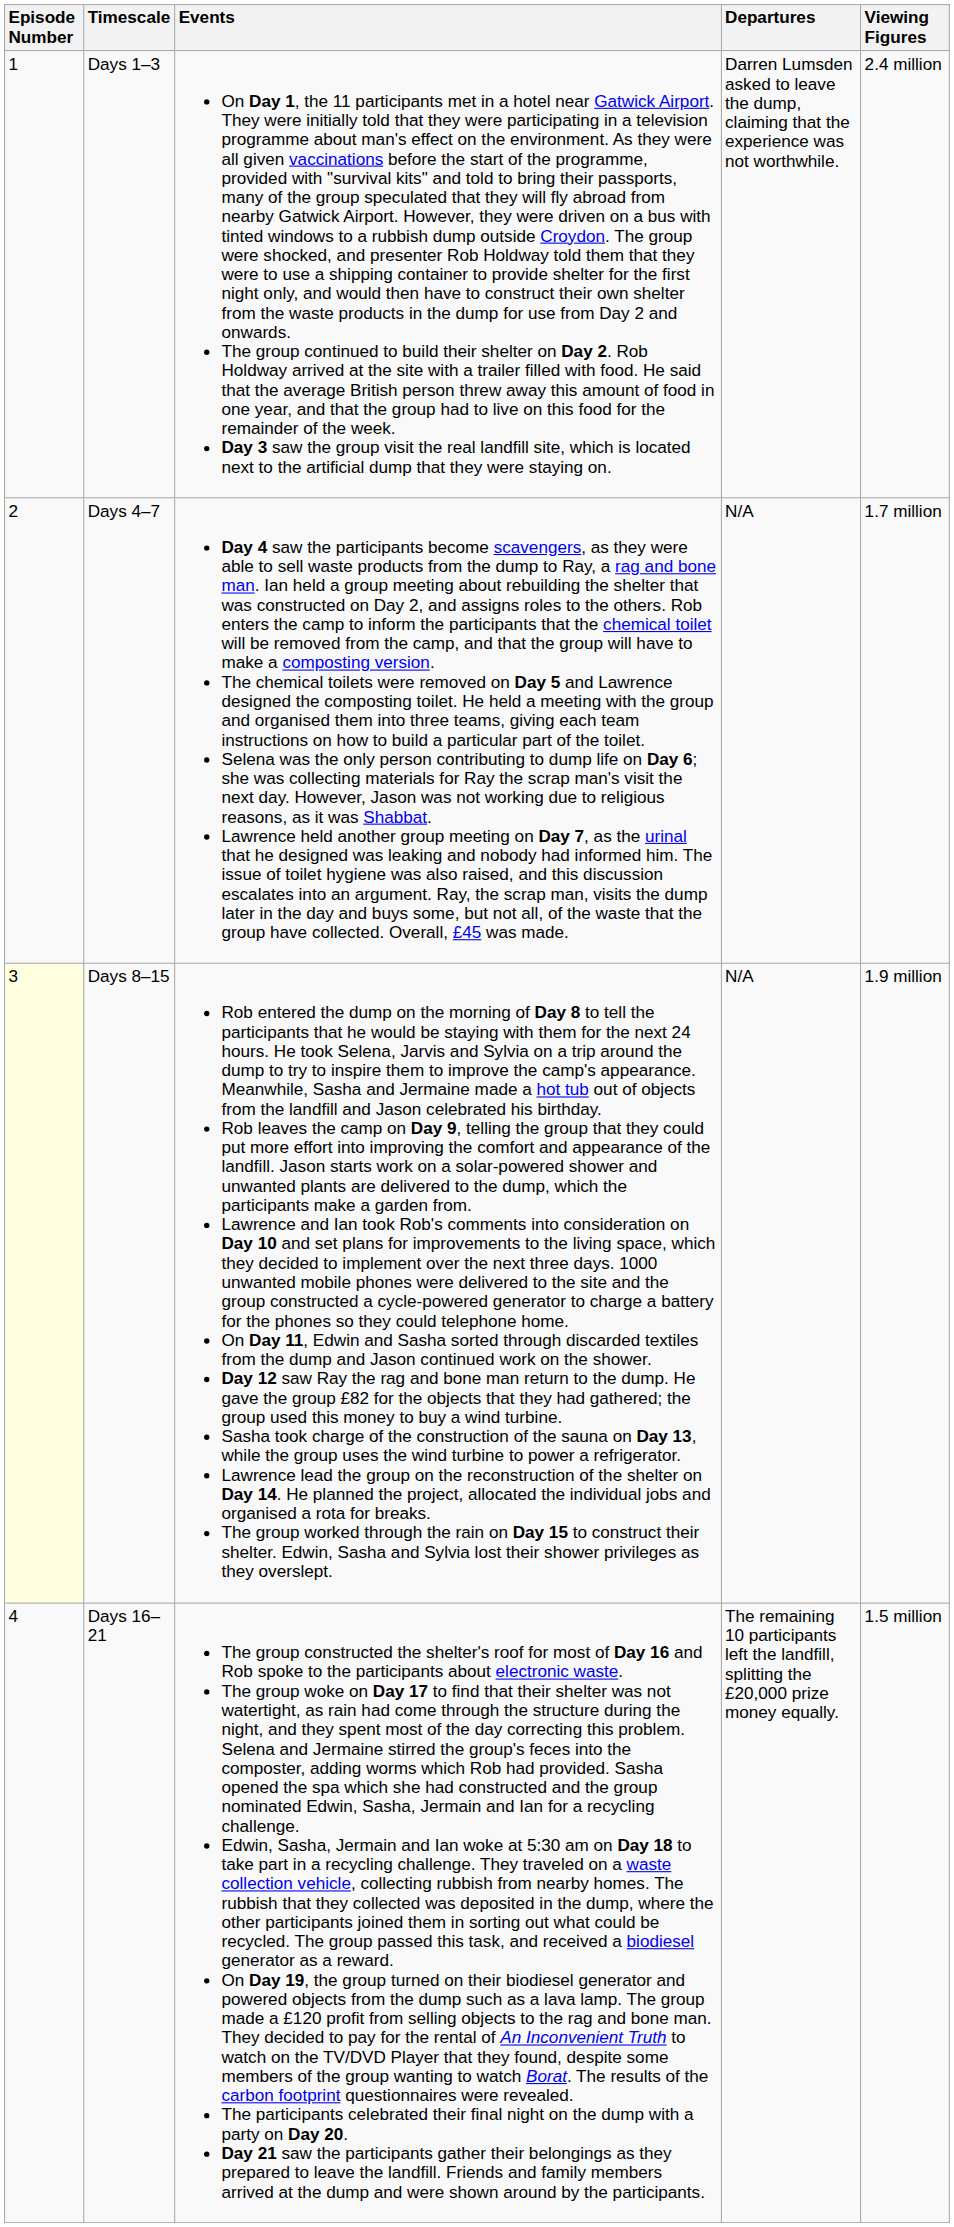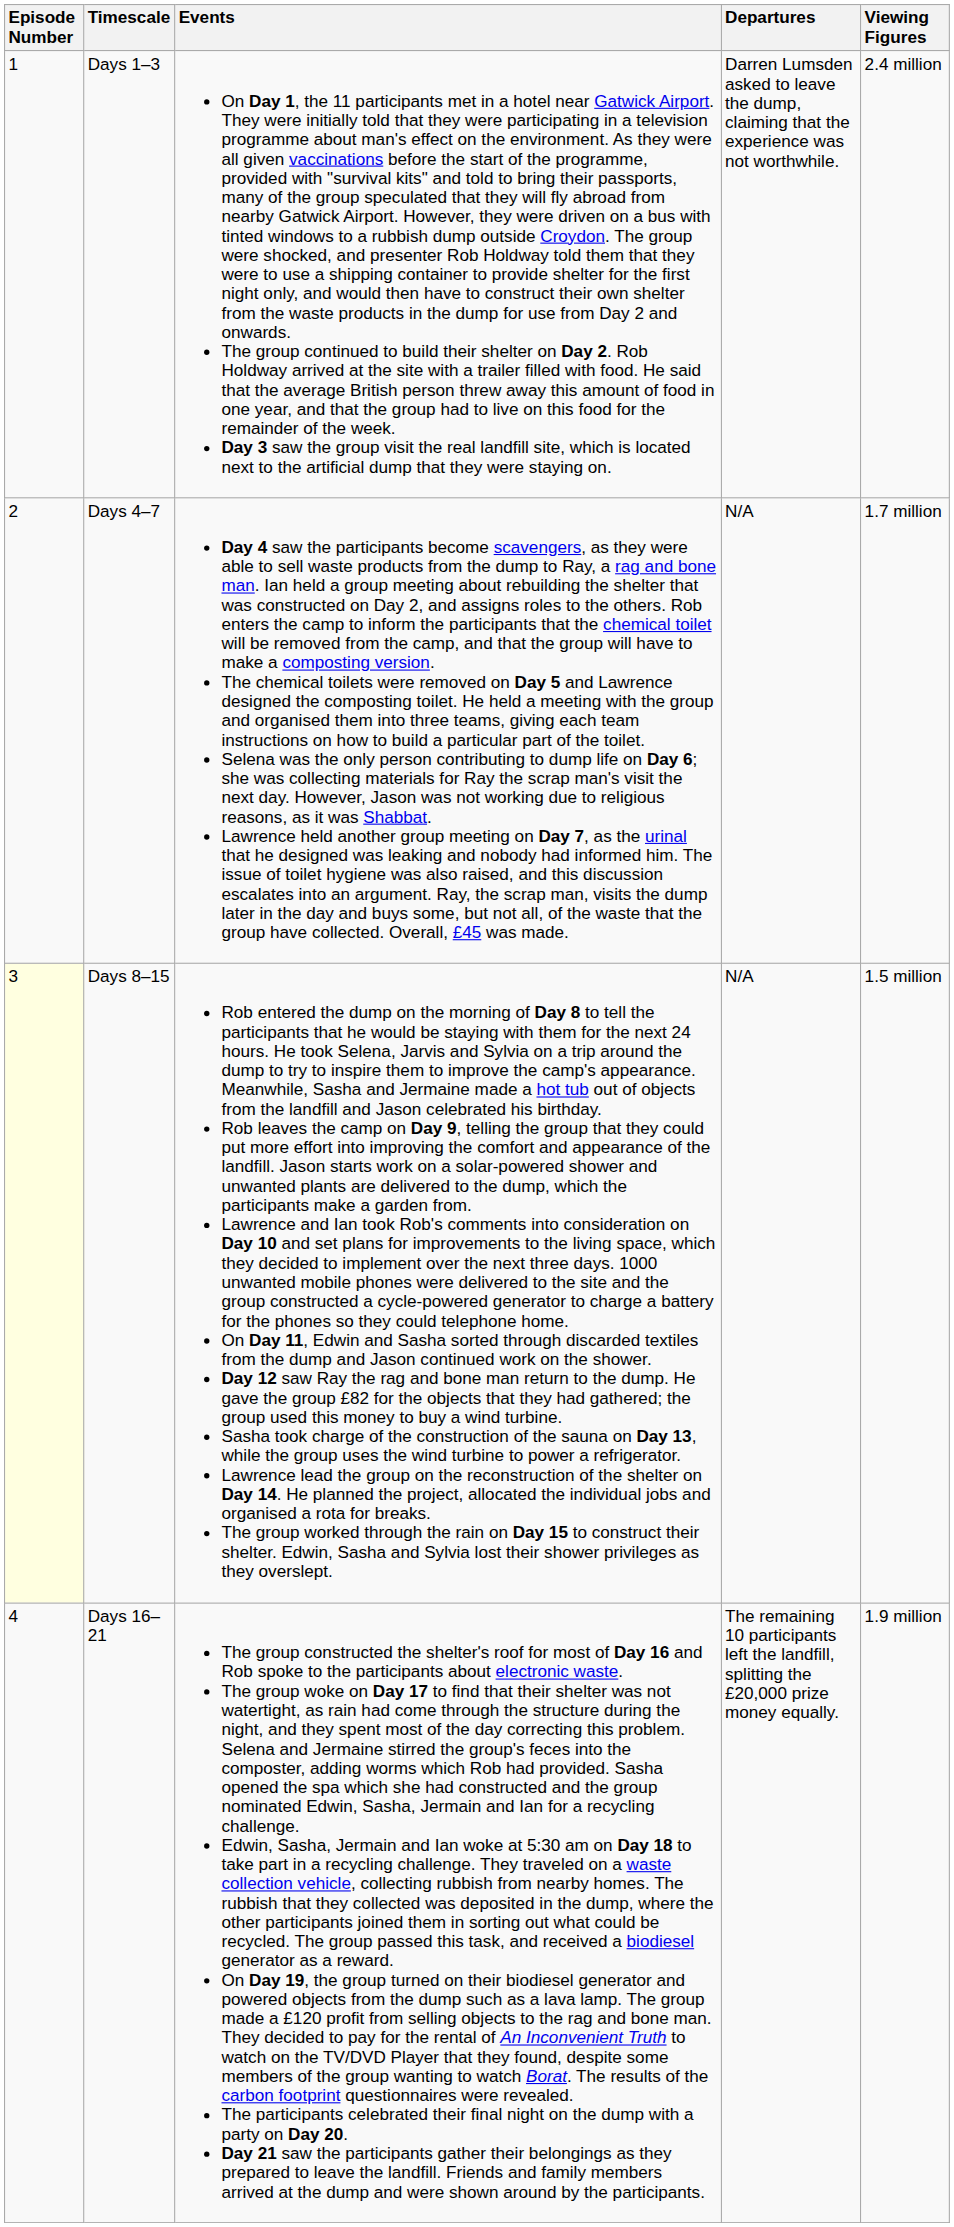(903, 976) 1.9 million -> (903, 976) 1.5 million
(903, 1616) 1.5 million -> (903, 1616) 1.9 million
